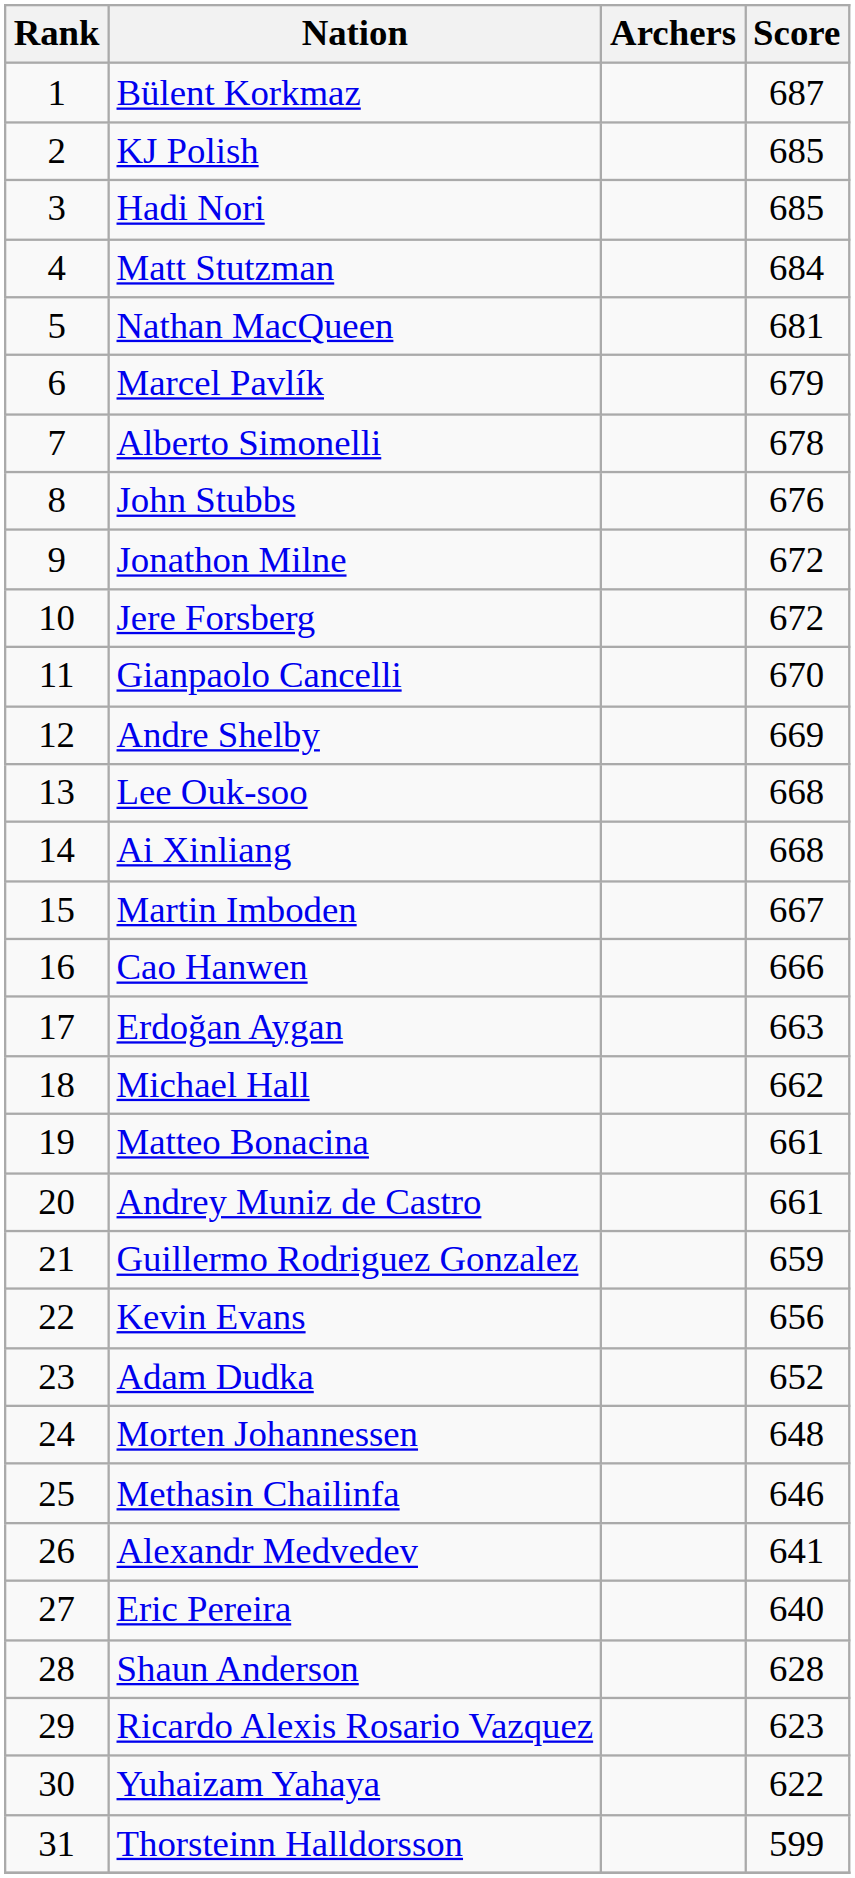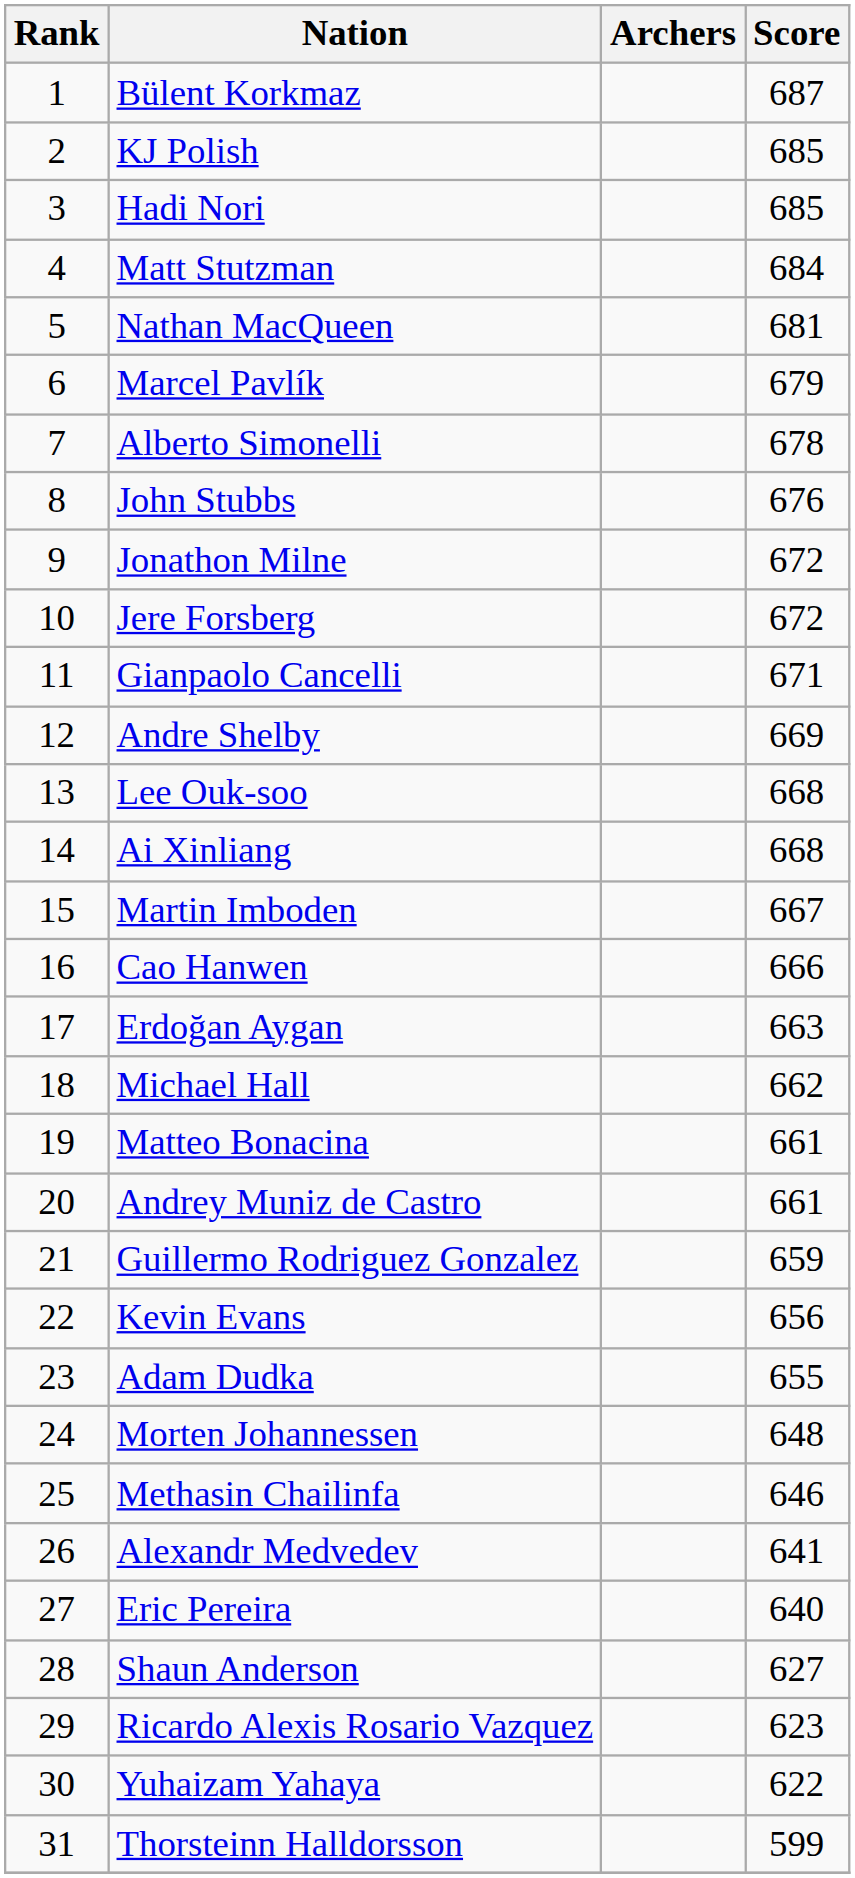(797, 675) 670 -> (797, 675) 671
(797, 1376) 652 -> (797, 1376) 655
(797, 1667) 628 -> (797, 1667) 627
